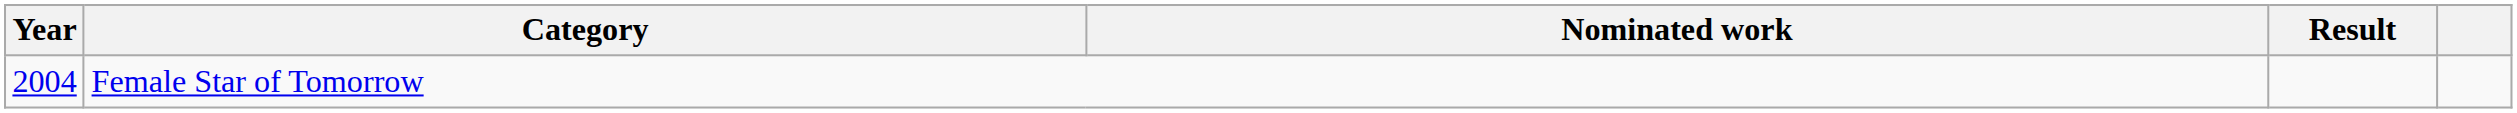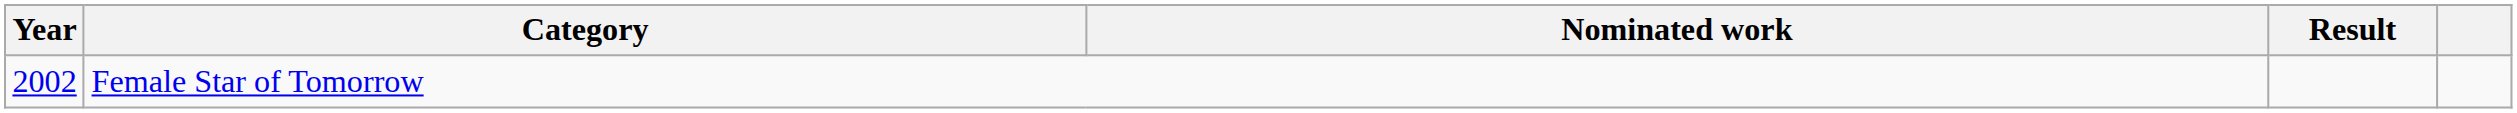(45, 81) 2004 -> (45, 81) 2002
